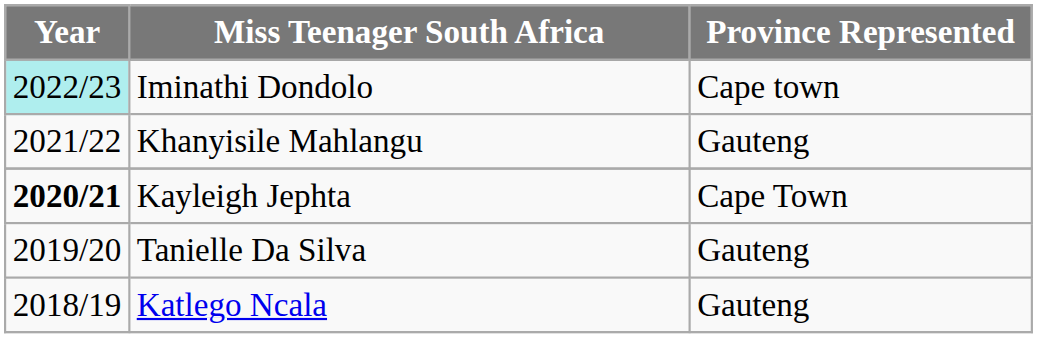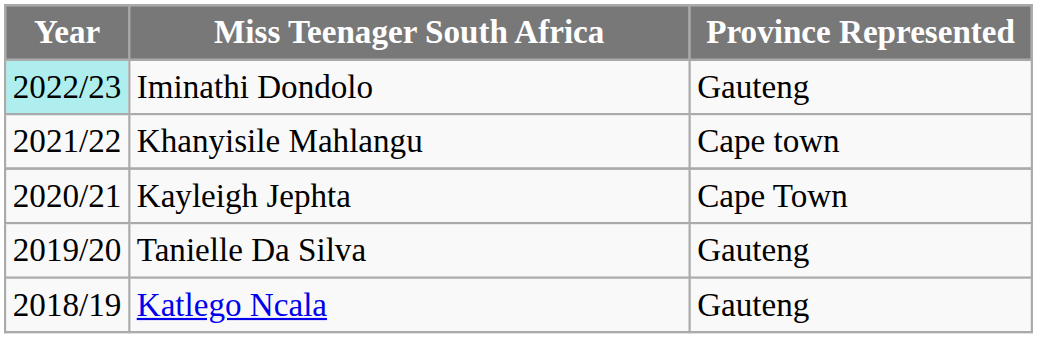(768, 86) Cape town -> (753, 86) Gauteng
(753, 141) Gauteng -> (768, 141) Cape town
(67, 195) bold -> (67, 195) normal
